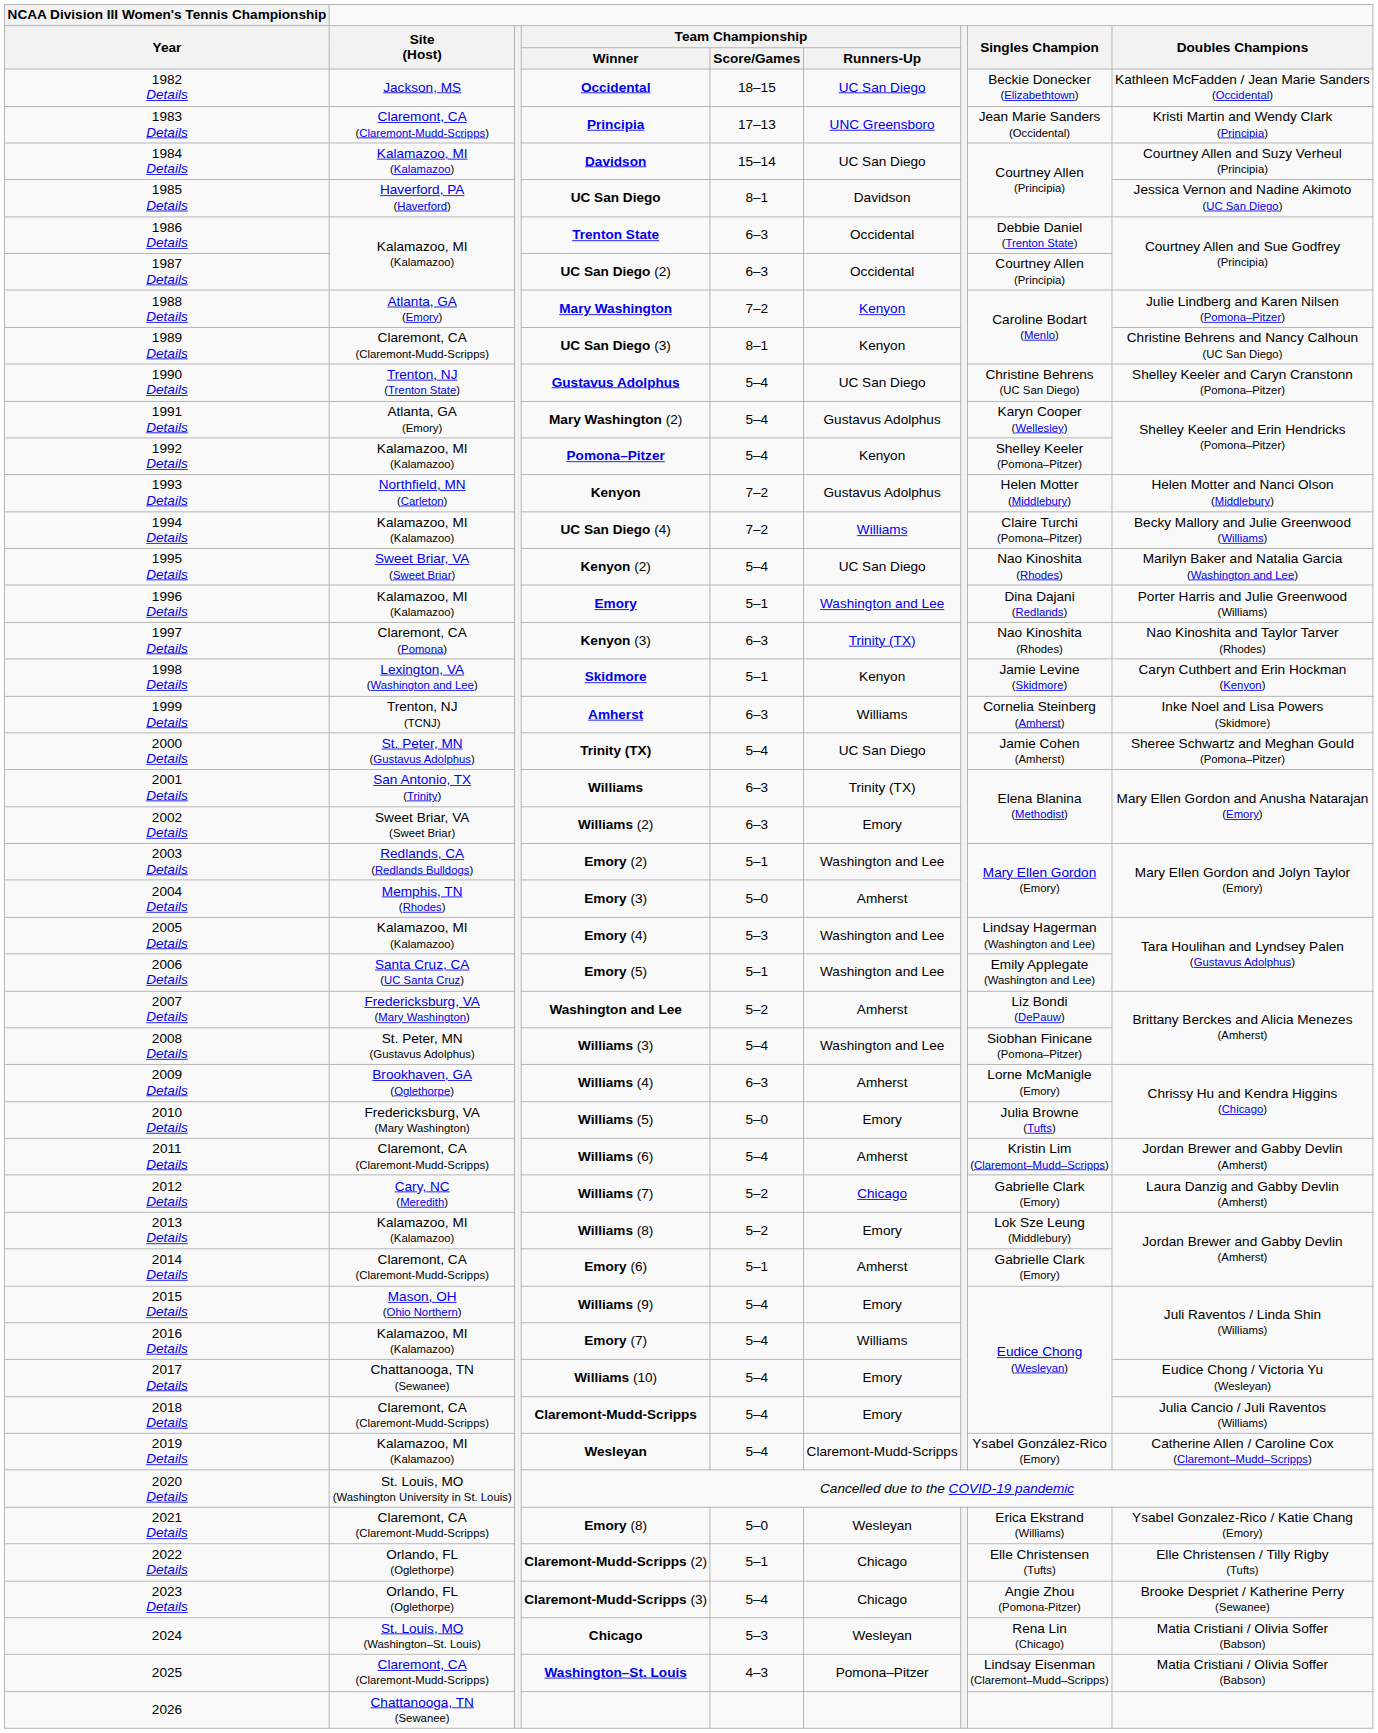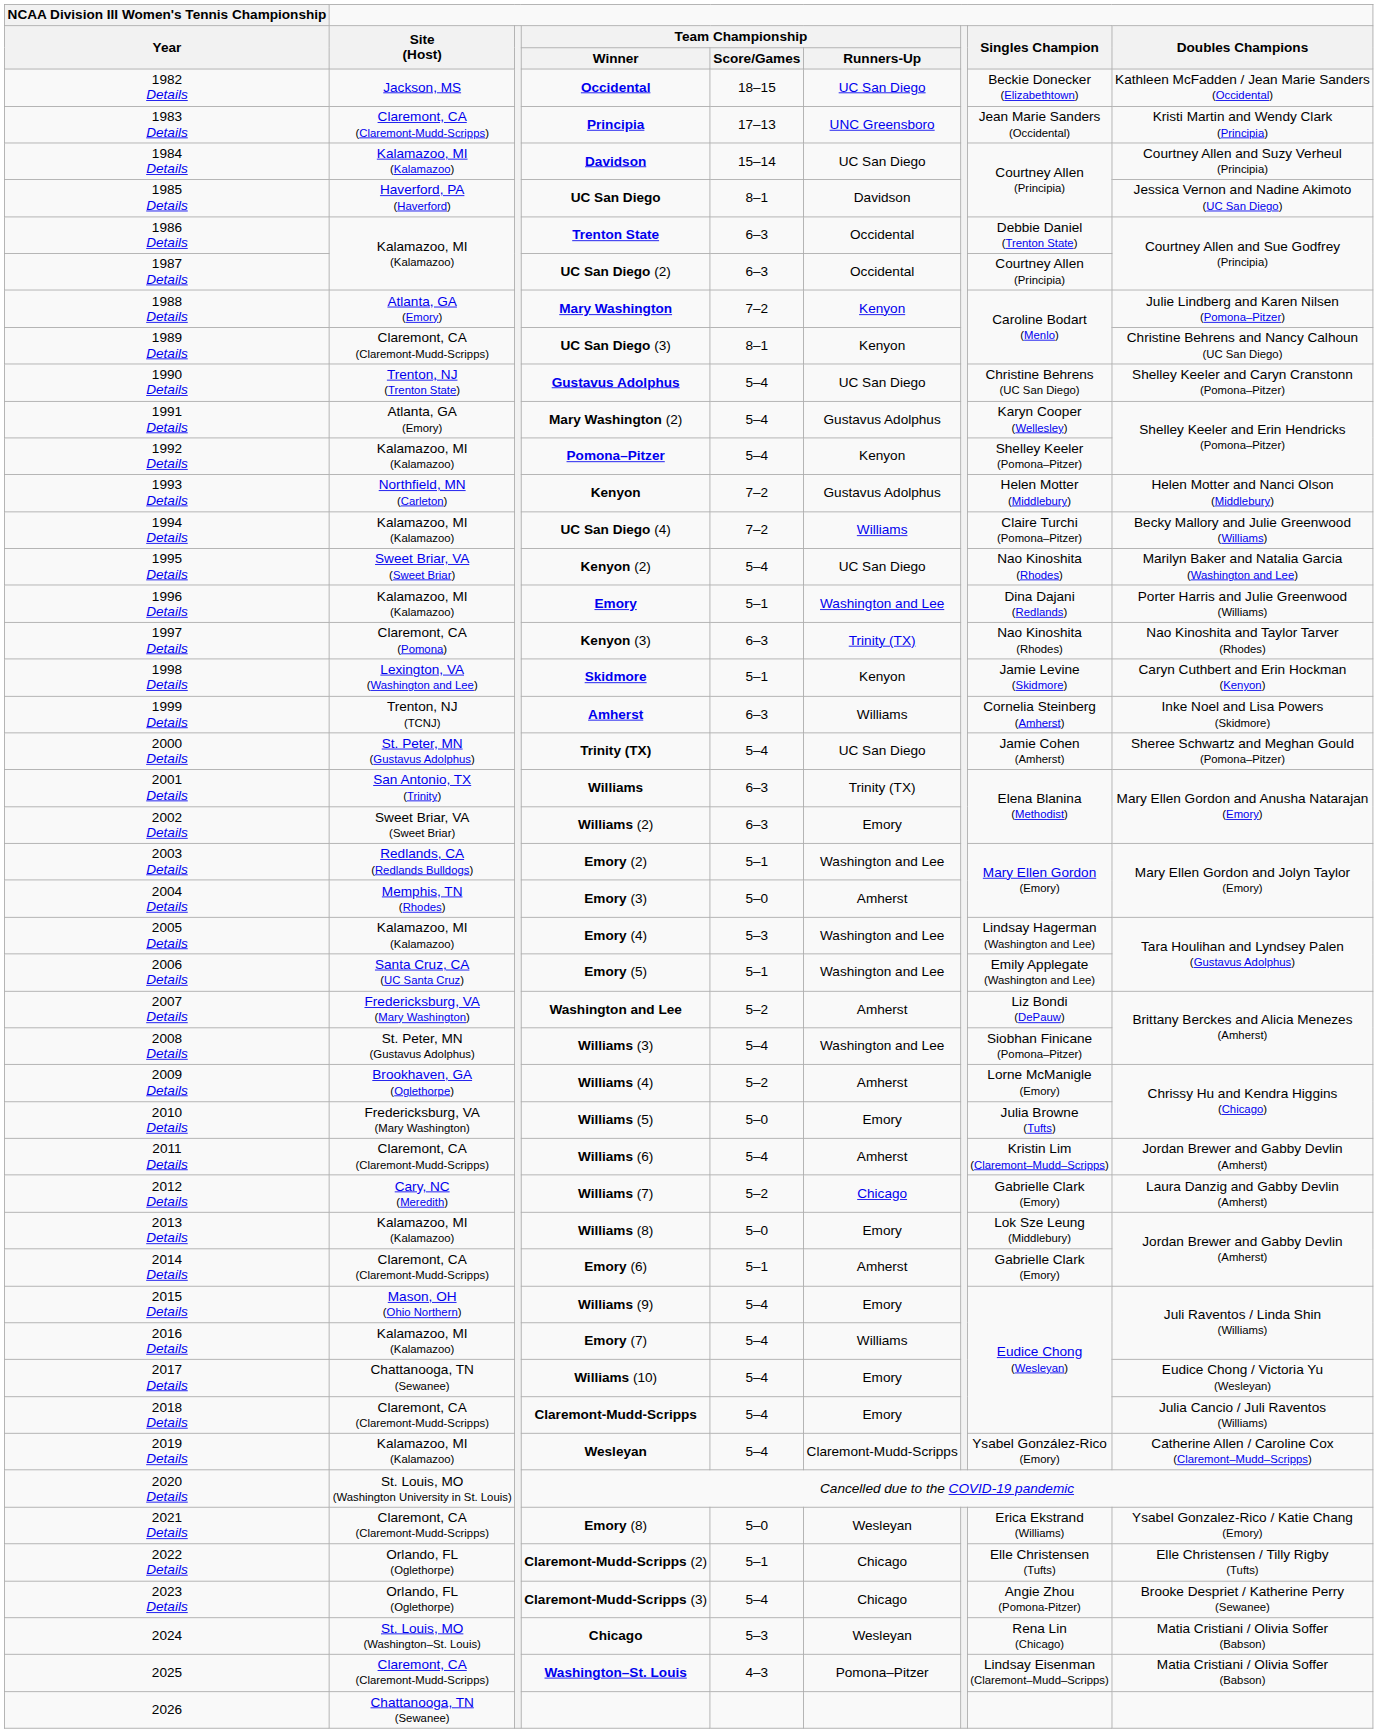(757, 1083) 6–3 -> (757, 1083) 5–2
(757, 1230) 5–2 -> (757, 1230) 5–0
